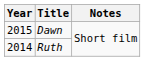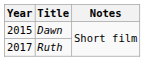(20, 47) 2014 -> (20, 47) 2017
